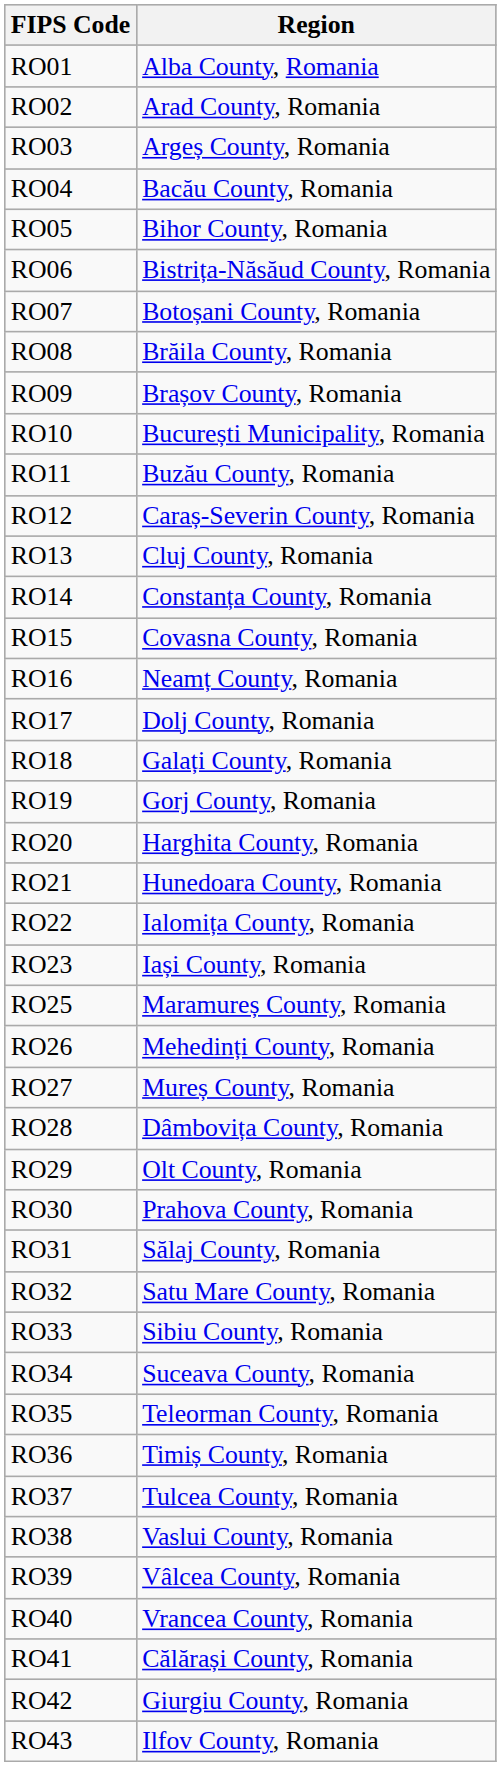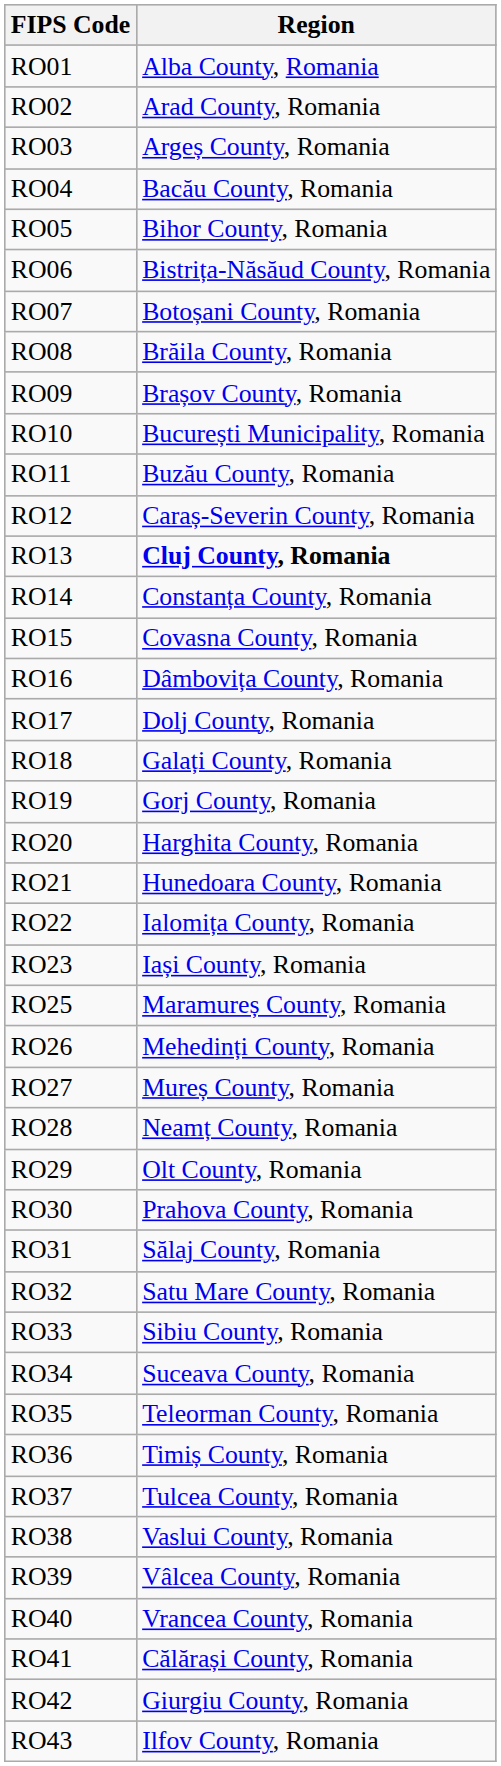(258, 556) normal -> (266, 556) bold
(270, 678) Neamț County, Romania -> (293, 678) Dâmbovița County, Romania
(293, 1127) Dâmbovița County, Romania -> (270, 1127) Neamț County, Romania
